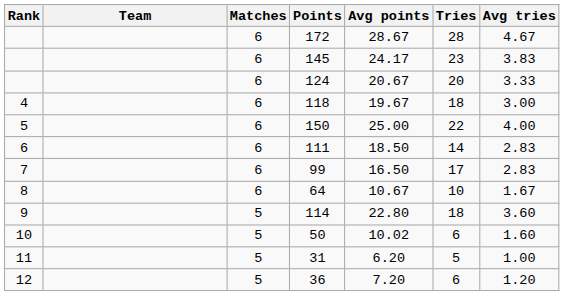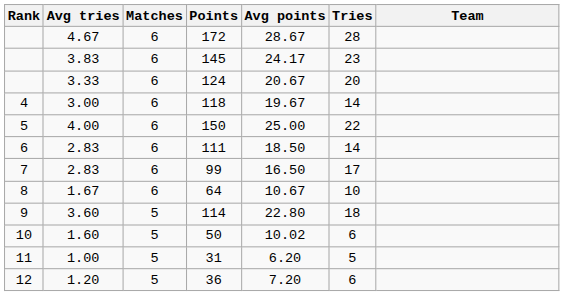columns swapped: (135, 16) <-> (519, 16)
(456, 104) 18 -> (352, 104) 14
